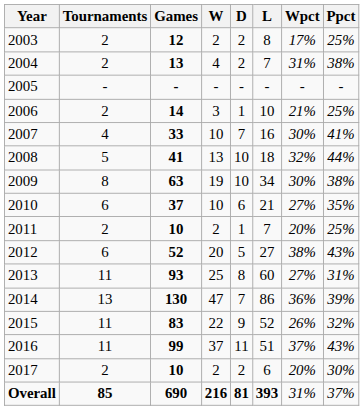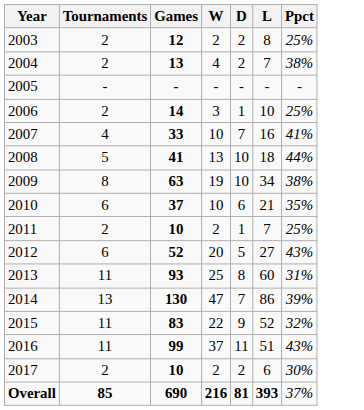- column: (302, 16)
